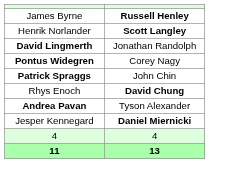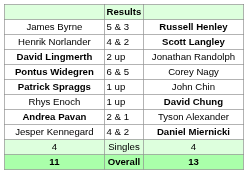+ column: (124, 12)
